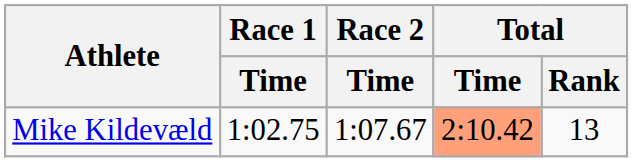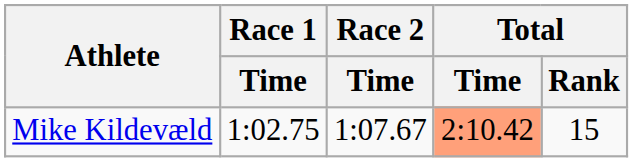(584, 131) 13 -> (584, 131) 15
